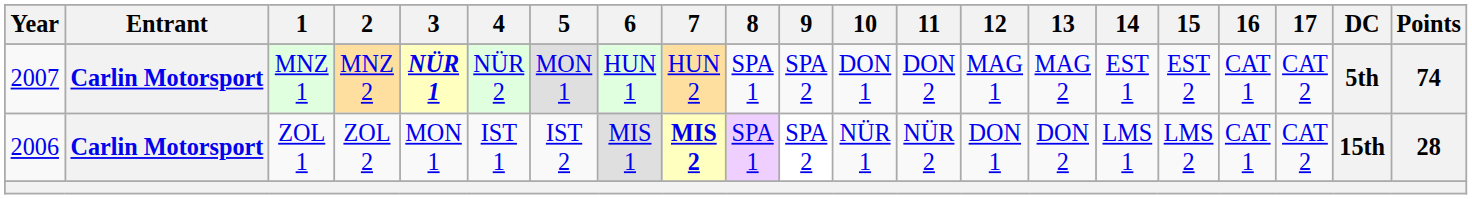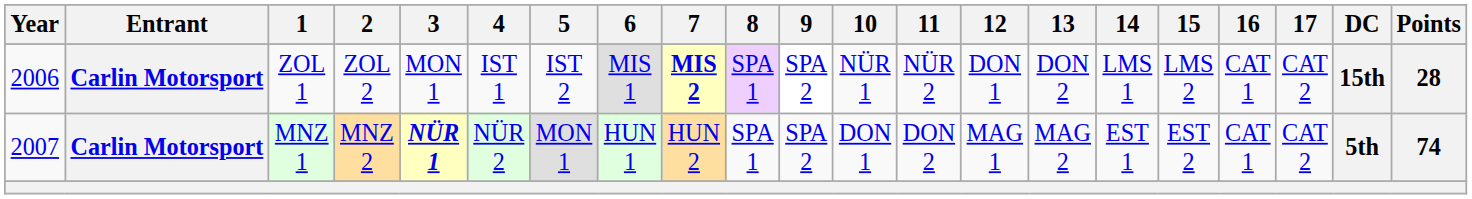rows swapped: (302, 146) <-> (302, 78)
